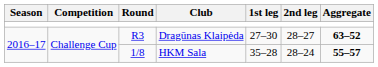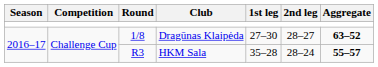(138, 35) R3 -> (138, 35) 1/8
(138, 53) 1/8 -> (138, 53) R3
